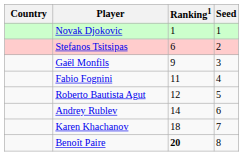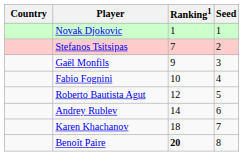(173, 47) 6 -> (173, 47) 7
(175, 79) 11 -> (175, 79) 10
